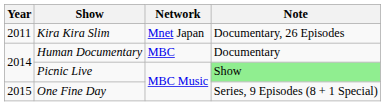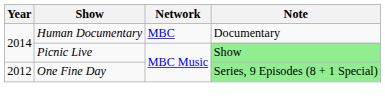- row: (73, 33)
(19, 91) 2015 -> (19, 71) 2012
(296, 91) no background -> (296, 71) lightgreen background
